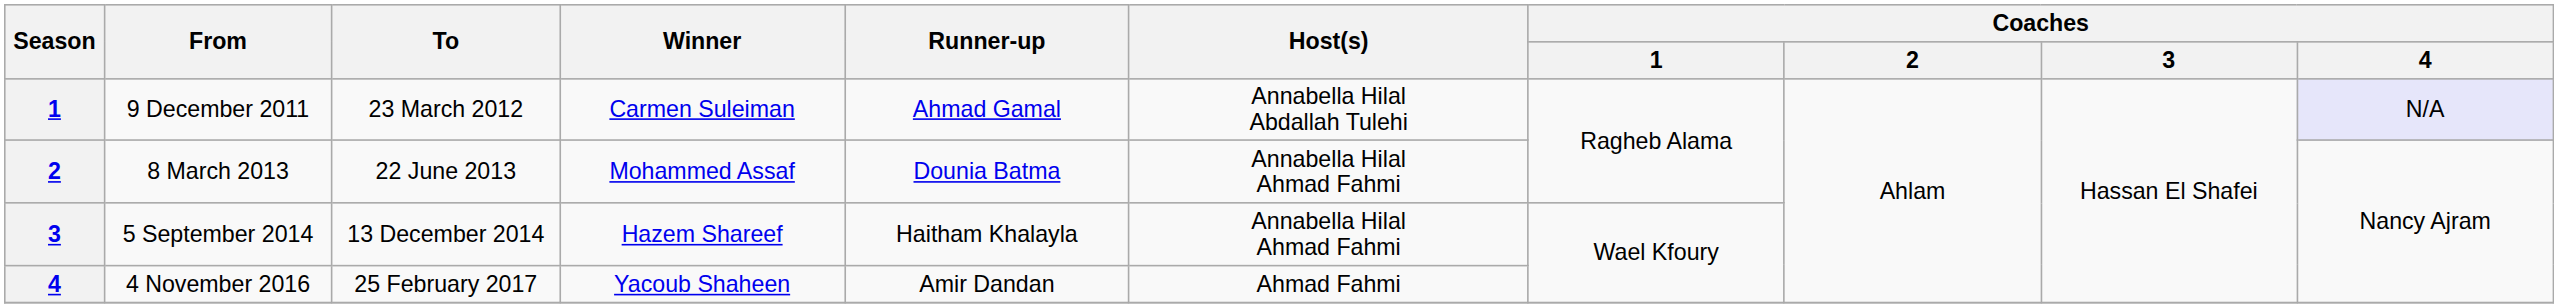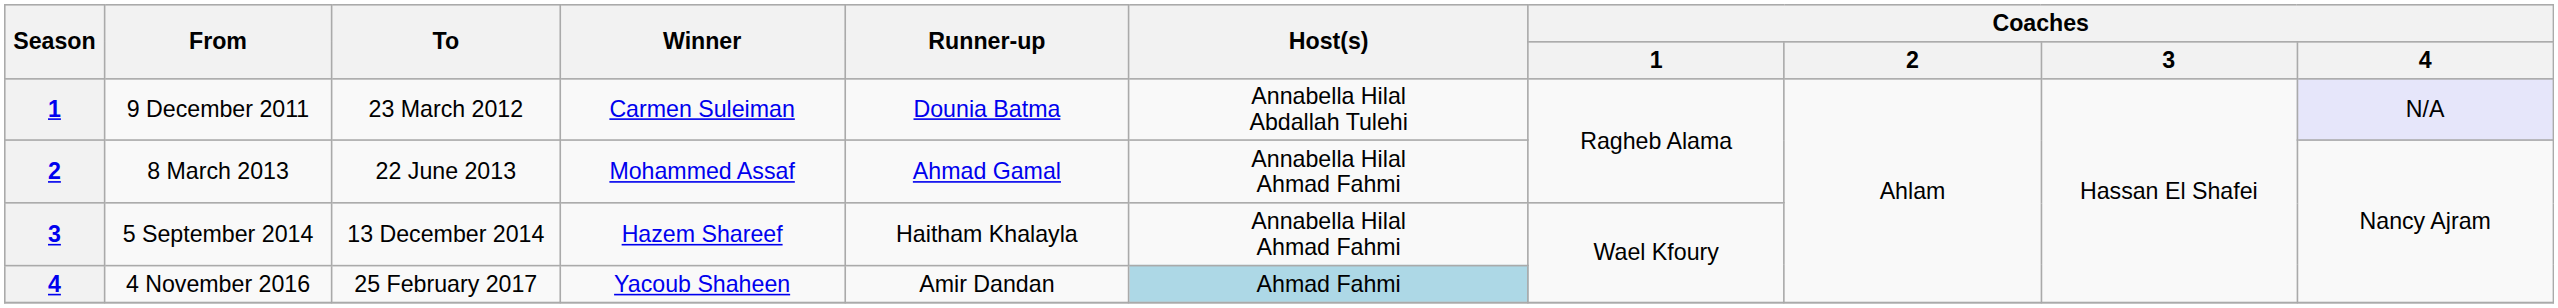(987, 110) Ahmad Gamal -> (987, 110) Dounia Batma
(987, 172) Dounia Batma -> (987, 172) Ahmad Gamal
(1329, 284) no background -> (1329, 284) lightblue background
